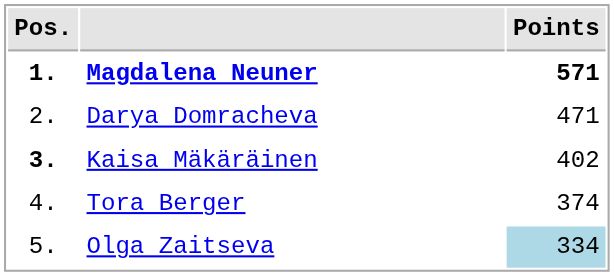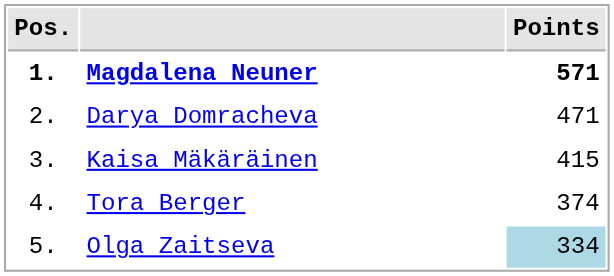(43, 161) bold -> (43, 161) normal
(578, 161) 402 -> (578, 161) 415
